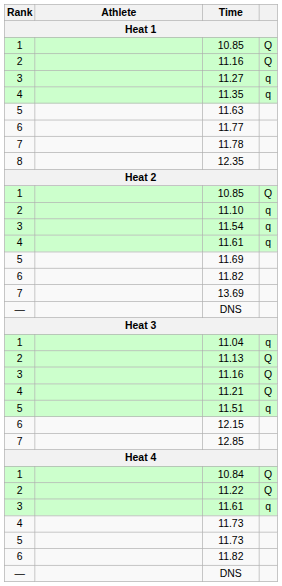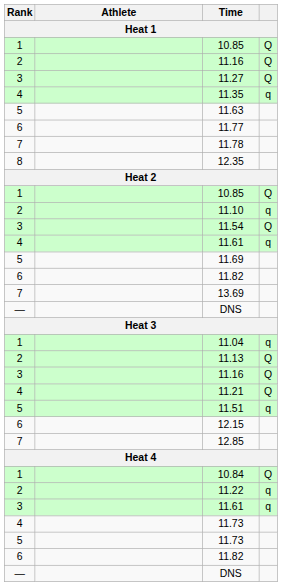(268, 78) q -> (268, 78) Q
(268, 227) q -> (268, 227) Q
(268, 491) Q -> (268, 491) q
